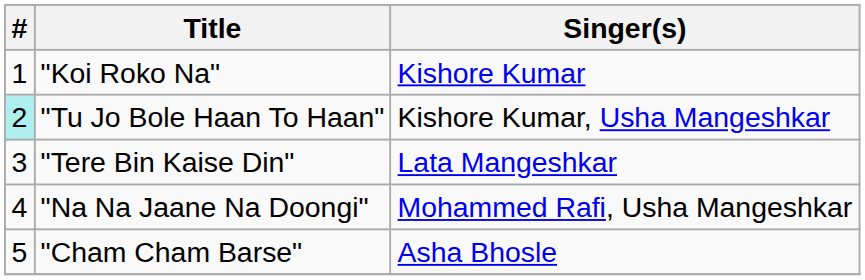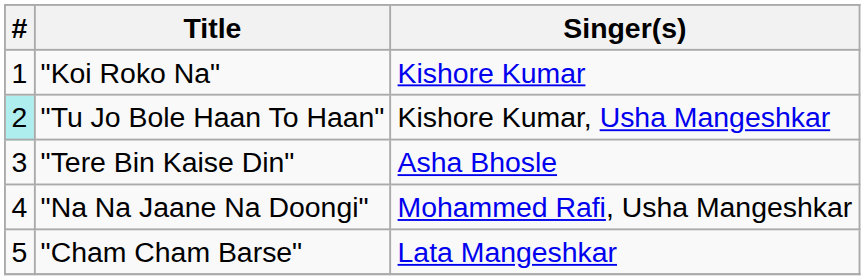(507, 163) Lata Mangeshkar -> (477, 163) Asha Bhosle
(477, 253) Asha Bhosle -> (507, 253) Lata Mangeshkar
